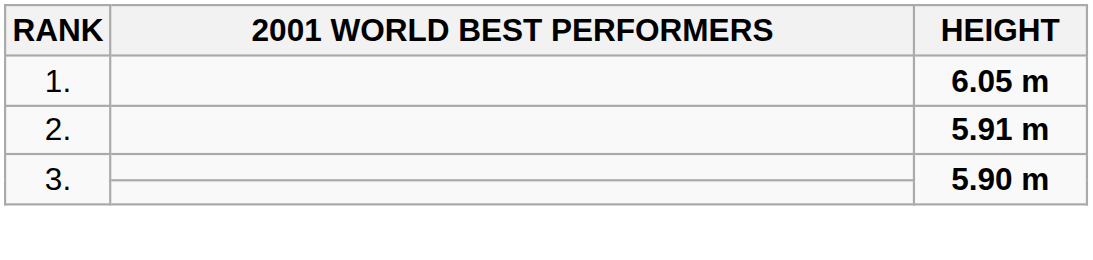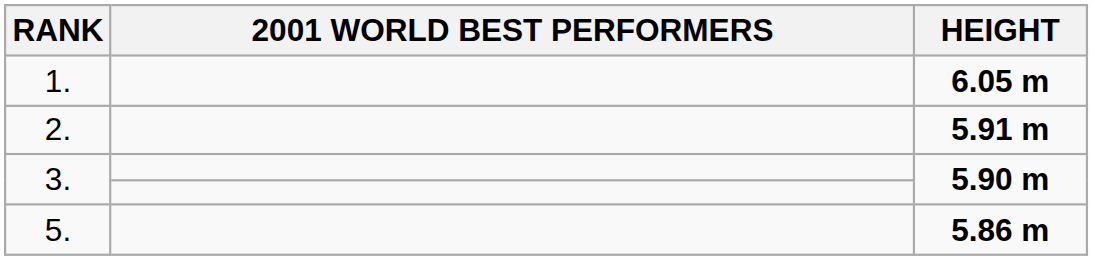+ row: (58, 230)
